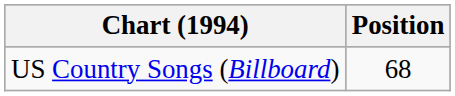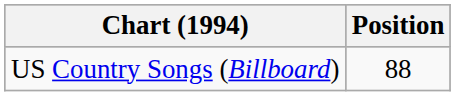(398, 68) 68 -> (398, 68) 88
